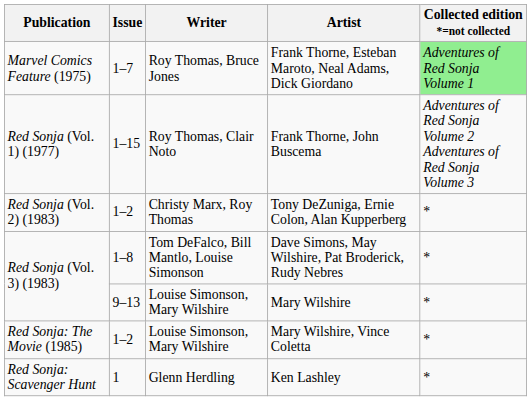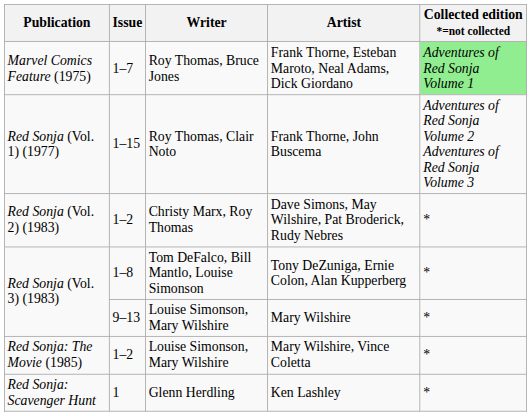(339, 212) Tony DeZuniga, Ernie Colon, Alan Kupperberg -> (337, 220) Dave Simons, May Wilshire, Pat Broderick, Rudy Nebres
(337, 257) Dave Simons, May Wilshire, Pat Broderick, Rudy Nebres -> (339, 272) Tony DeZuniga, Ernie Colon, Alan Kupperberg
